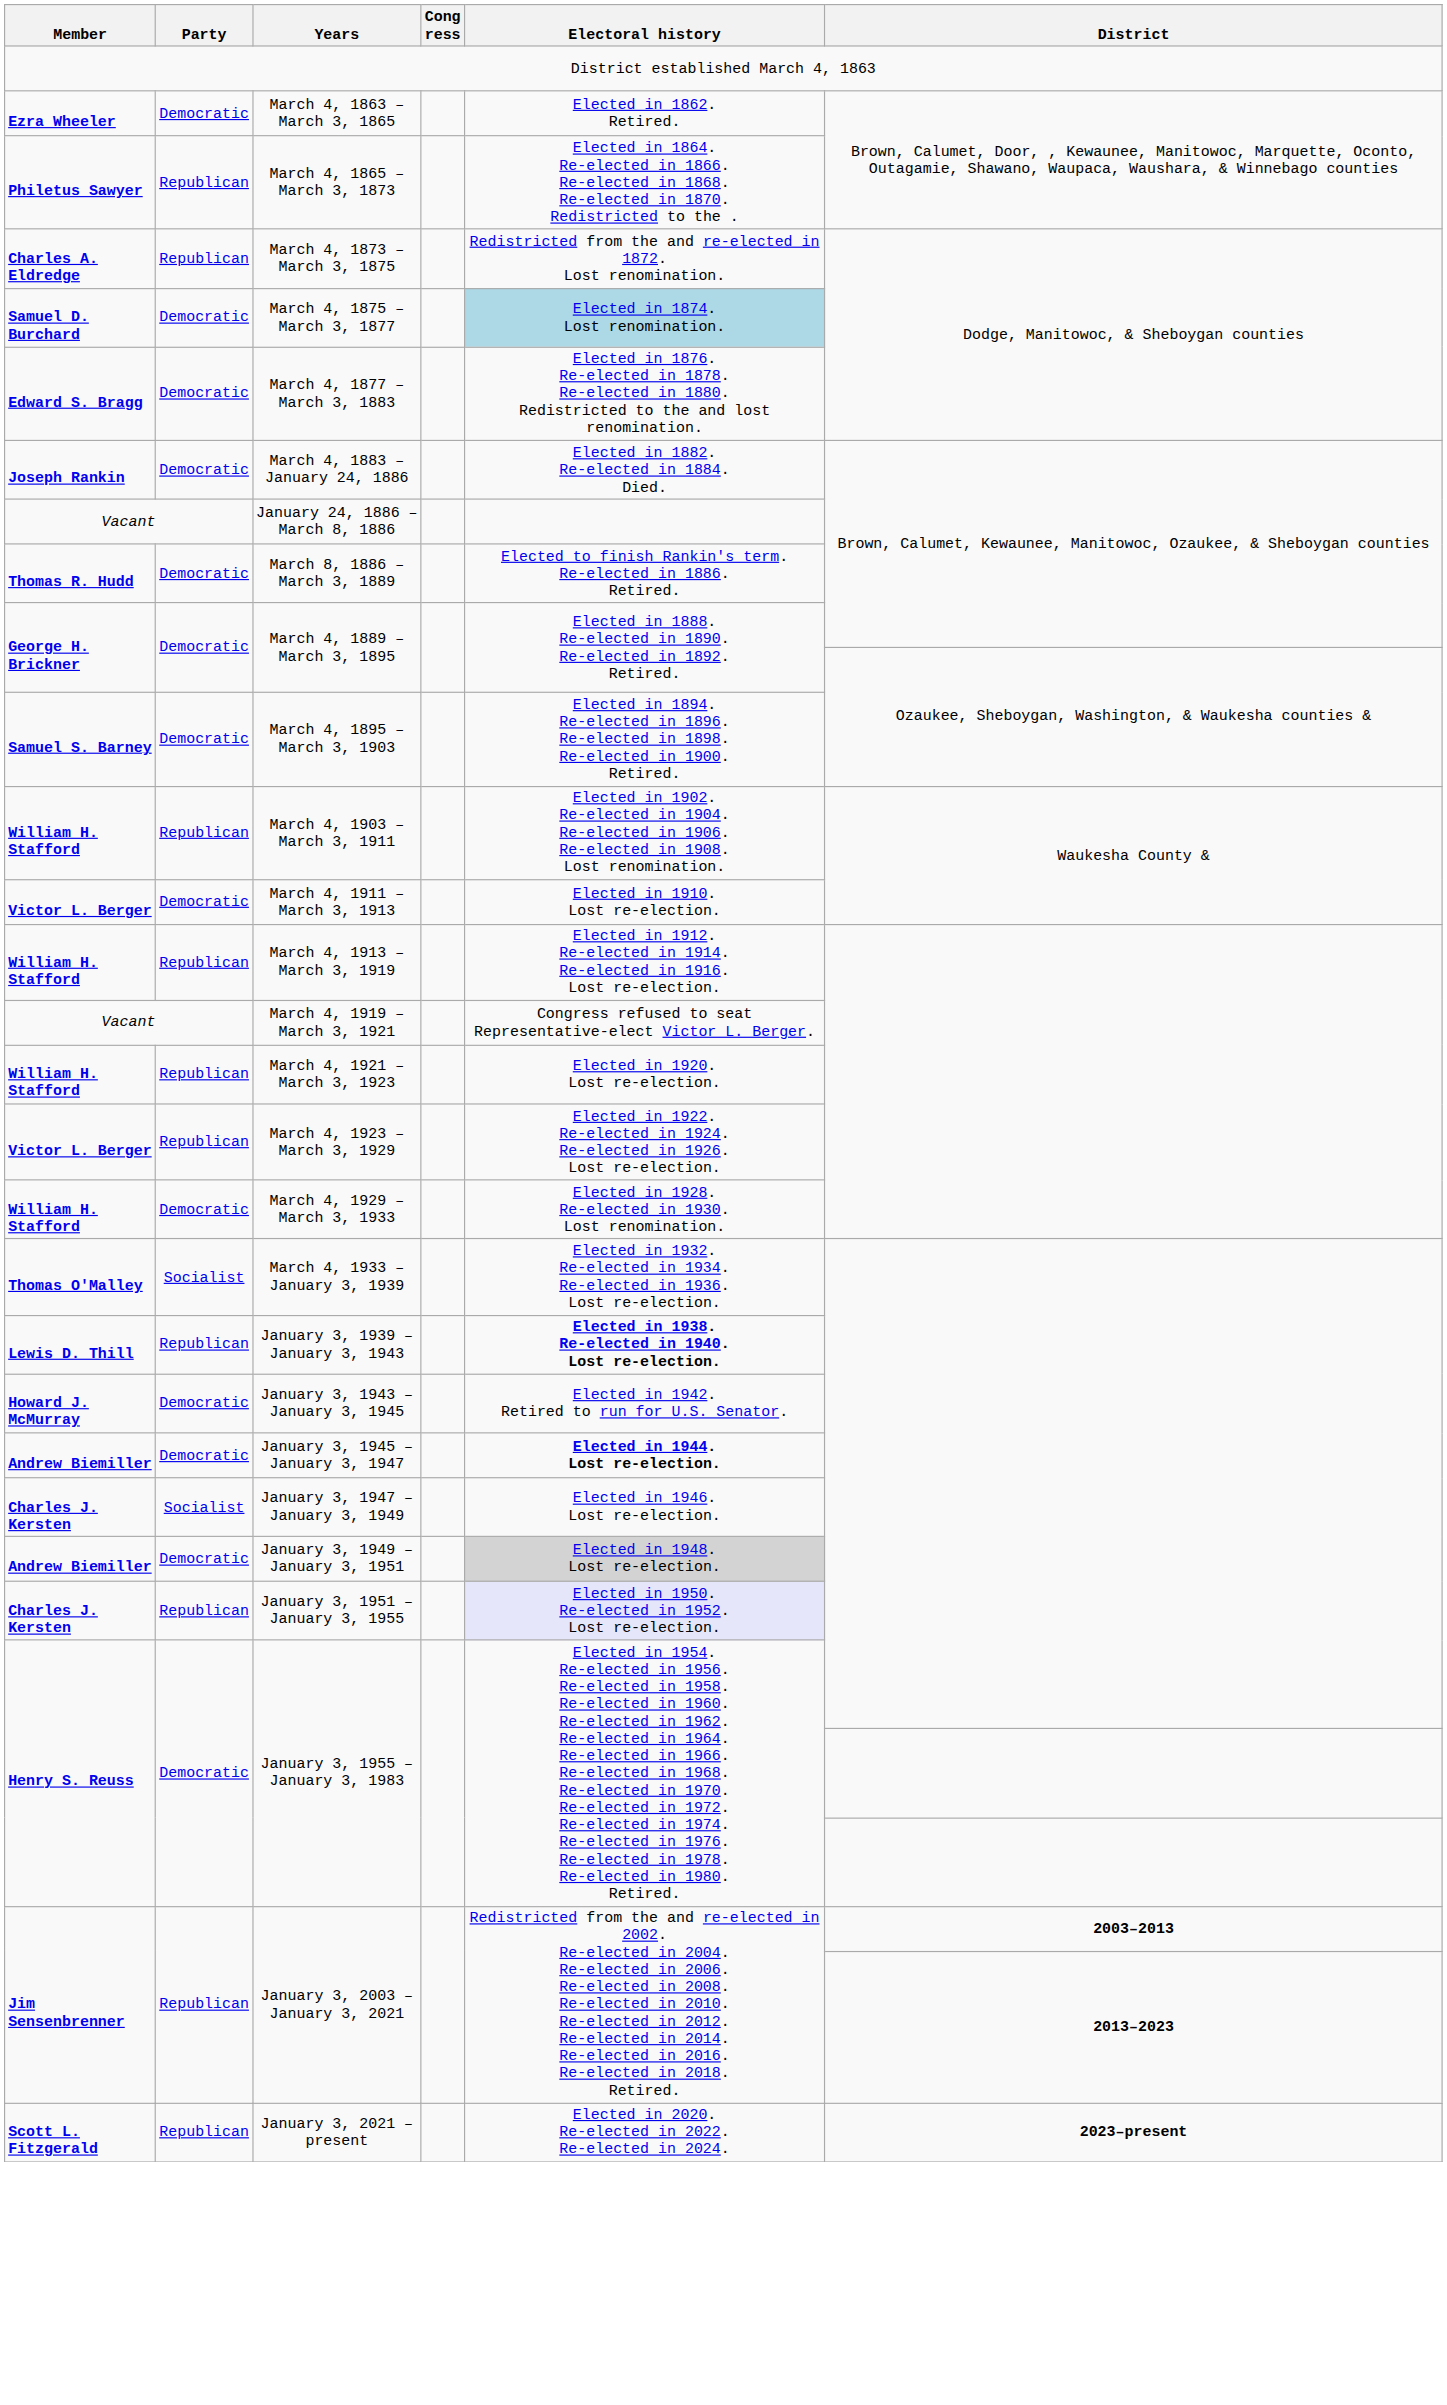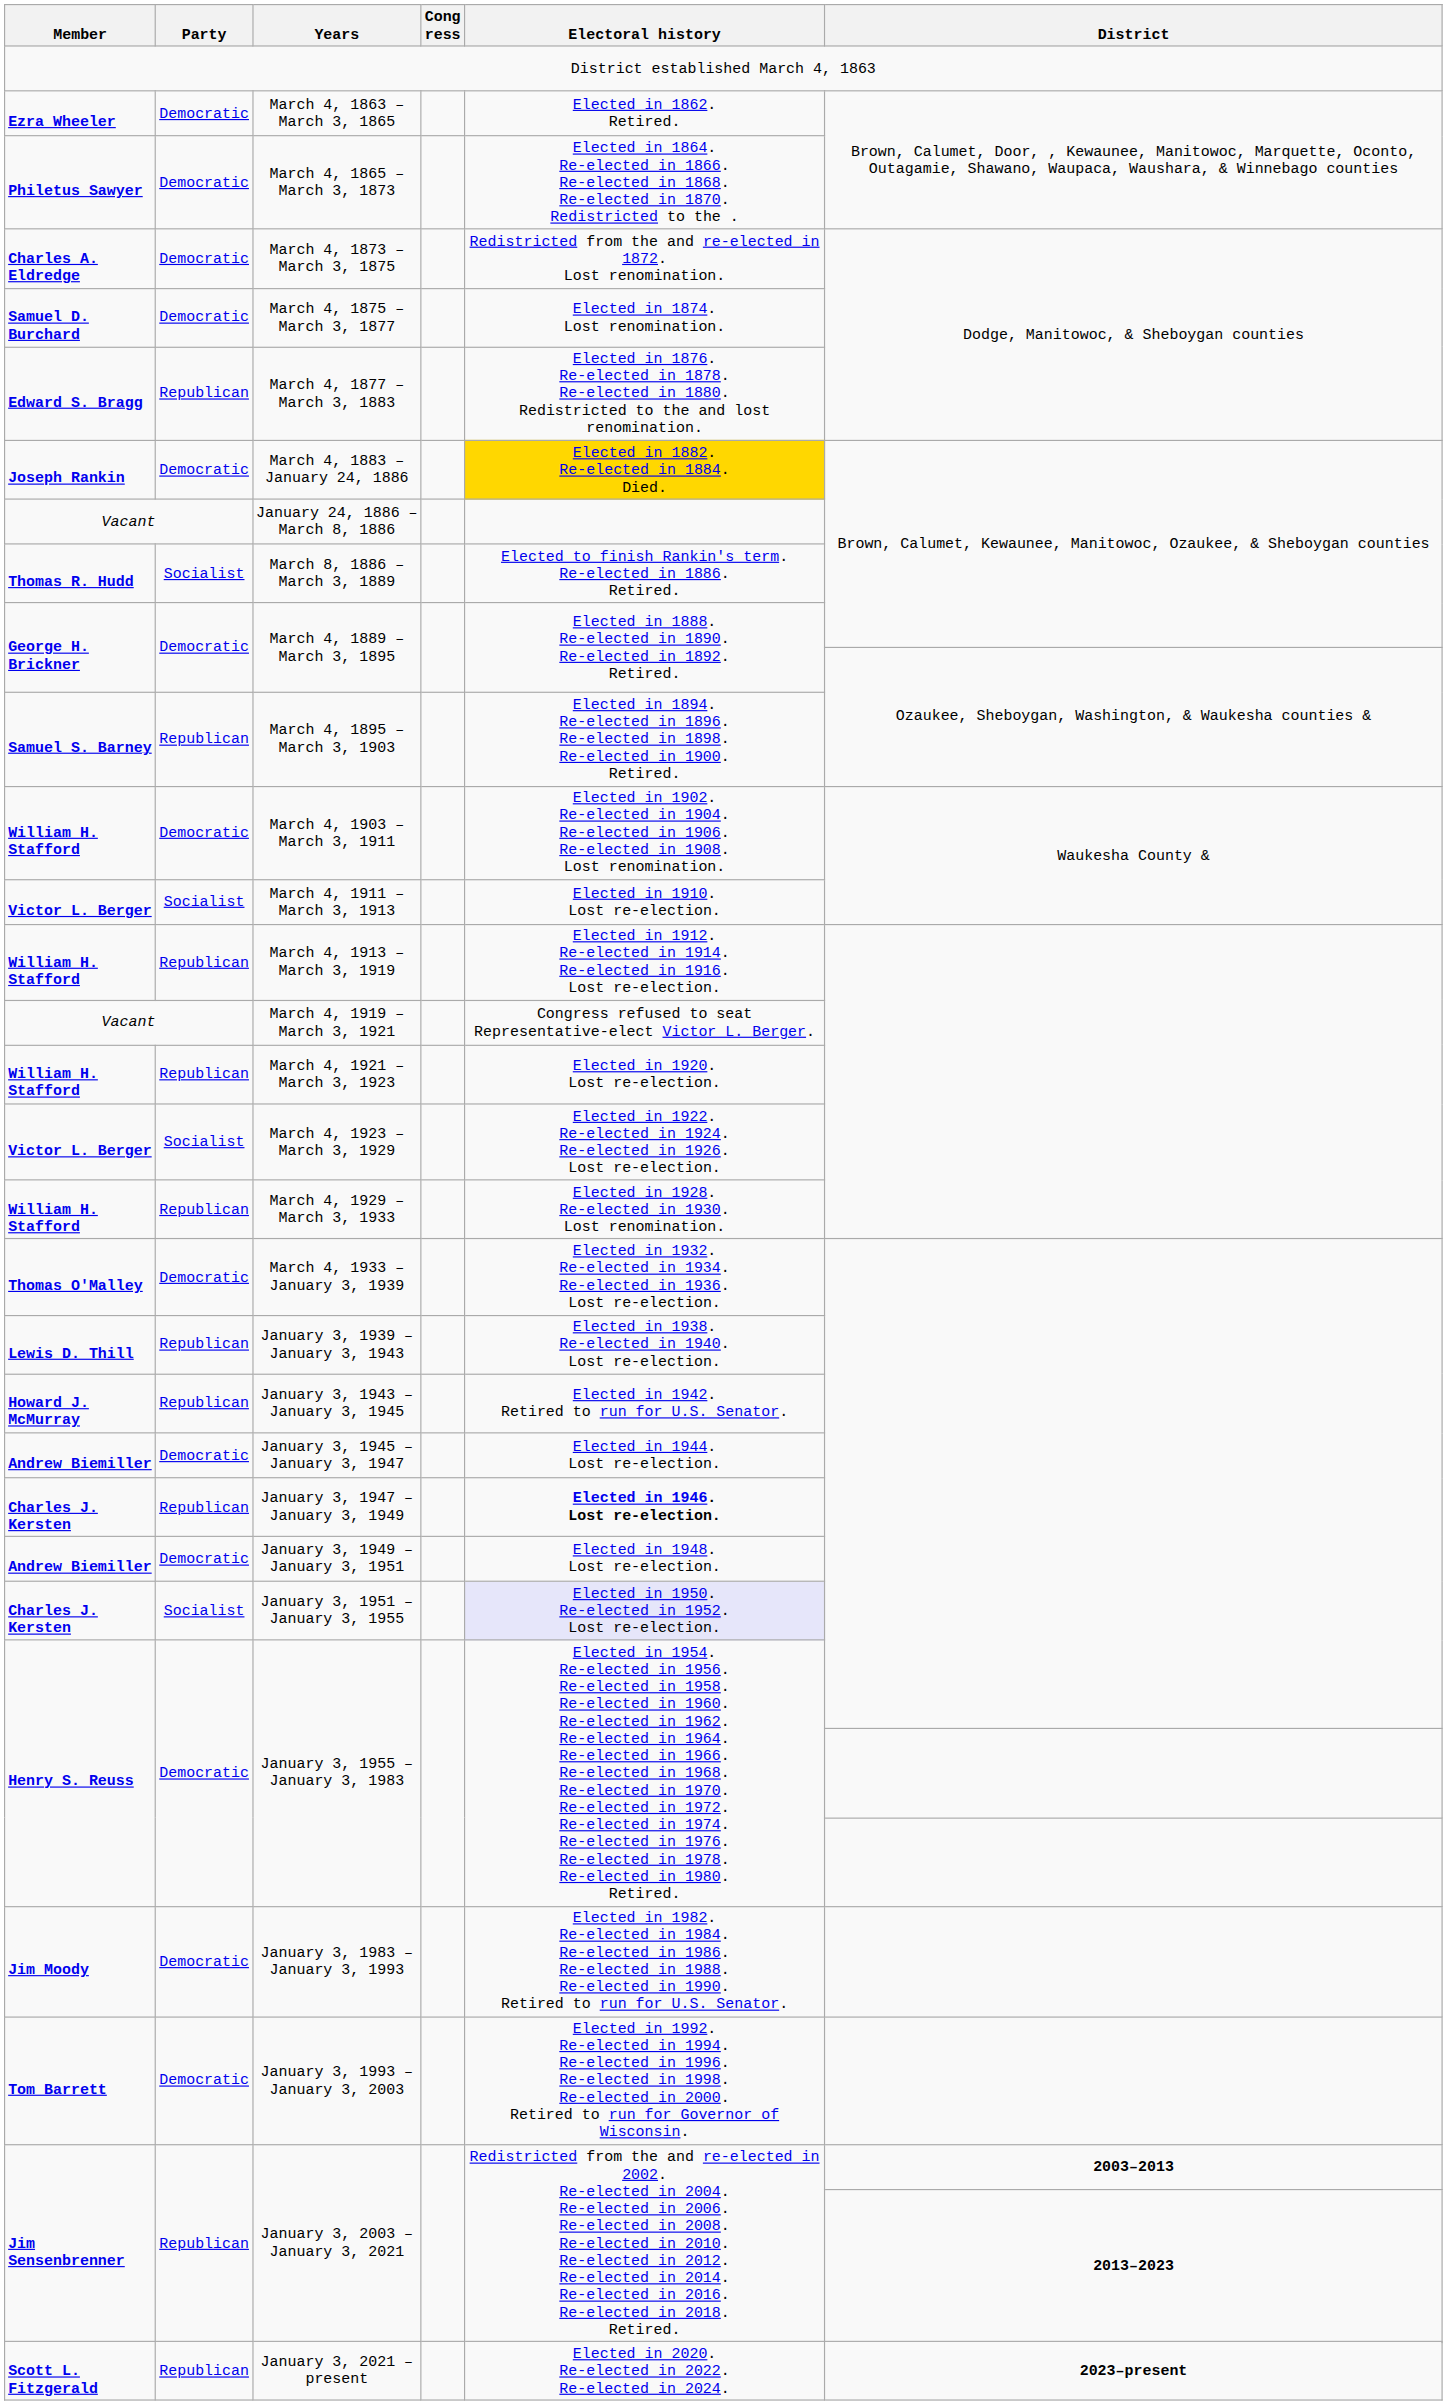(204, 183) Republican -> (204, 183) Democratic
(204, 259) Republican -> (204, 259) Democratic
(645, 318) lightblue background -> (645, 318) no background
(204, 394) Democratic -> (204, 394) Republican
(645, 470) no background -> (645, 470) gold background
(204, 574) Democratic -> (204, 574) Socialist
(204, 739) Democratic -> (204, 739) Republican
(204, 833) Republican -> (204, 833) Democratic
(204, 902) Democratic -> (204, 902) Socialist
(204, 1142) Republican -> (204, 1142) Socialist
(204, 1210) Democratic -> (204, 1210) Republican
(204, 1277) Socialist -> (204, 1277) Democratic
(645, 1345) bold -> (645, 1345) normal
(204, 1403) Democratic -> (204, 1403) Republican
(645, 1455) bold -> (645, 1455) normal
(204, 1507) Socialist -> (204, 1507) Republican
(645, 1507) normal -> (645, 1507) bold
(645, 1559) lightgrey background -> (645, 1559) no background
(204, 1611) Republican -> (204, 1611) Socialist
+ row: (49, 1970)
+ row: (57, 2089)
